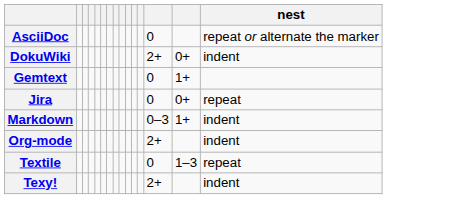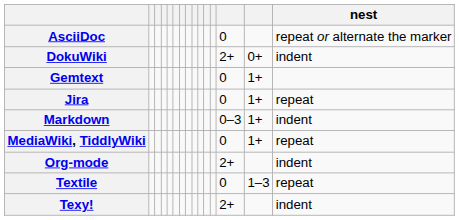(182, 99) 0+ -> (255, 99) 1+
+ row: (77, 141)
